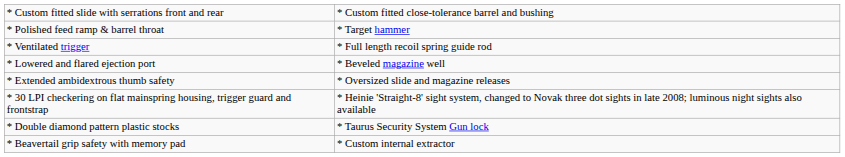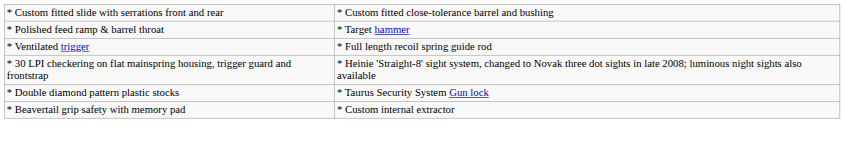- row: (81, 64)
- row: (91, 81)
